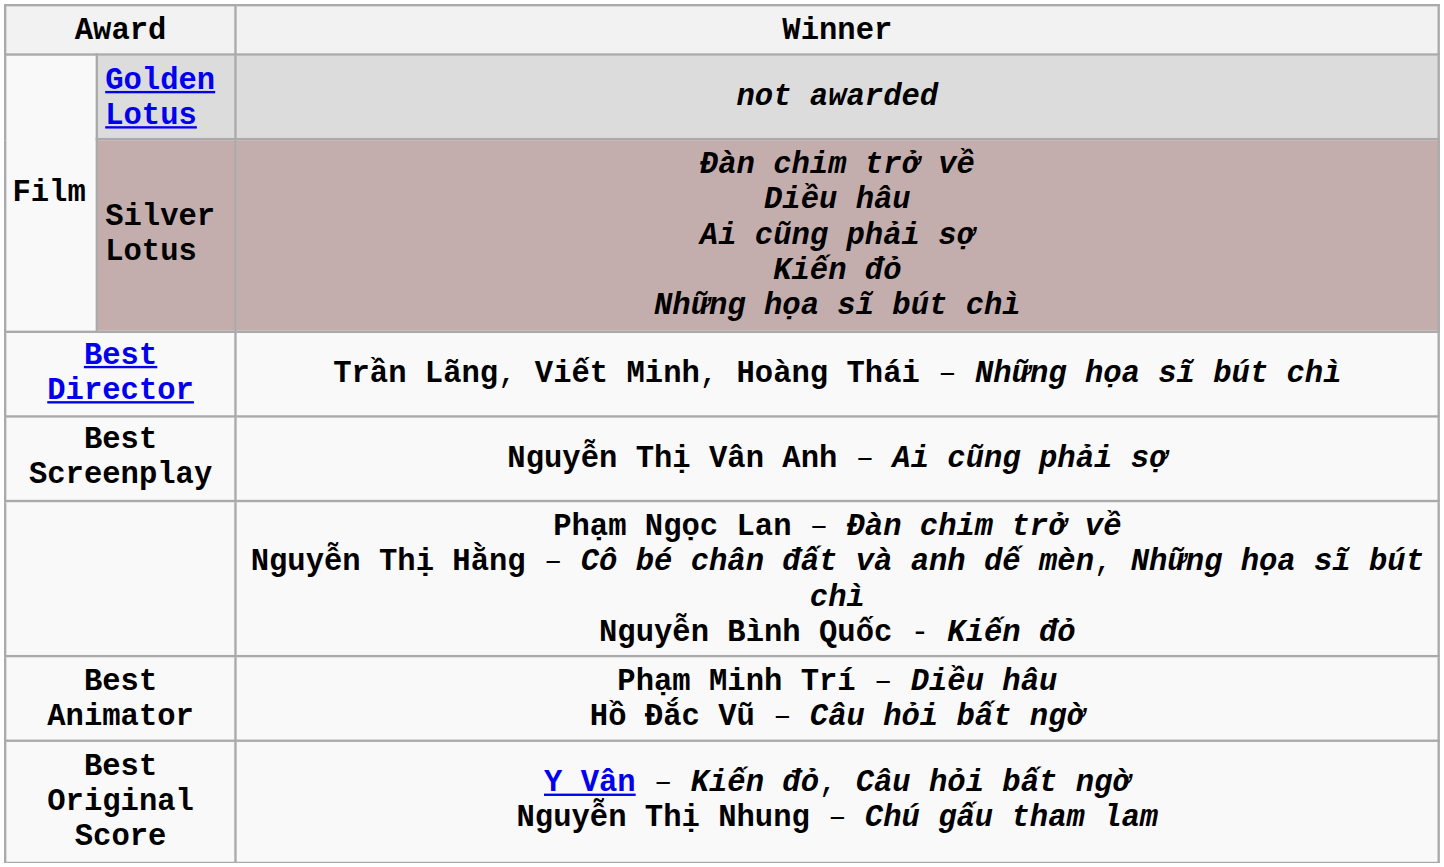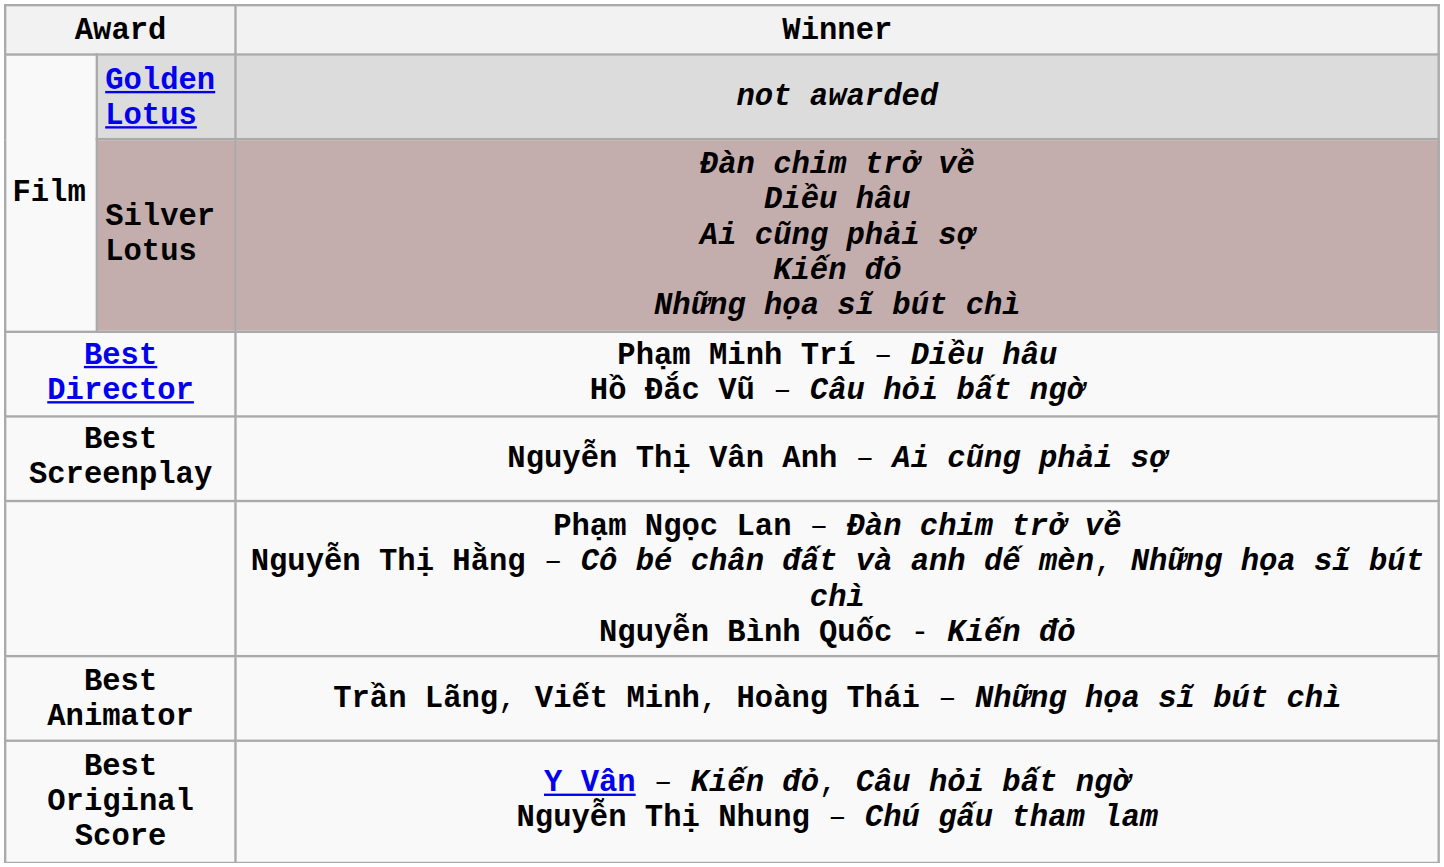(837, 373) Trần Lãng, Viết Minh, Hoàng Thái – Những họa sĩ bút chì -> (837, 373) Phạm Minh Trí – Diều hâu Hồ Đắc Vũ – Câu hỏi bất ngờ
(837, 699) Phạm Minh Trí – Diều hâu Hồ Đắc Vũ – Câu hỏi bất ngờ -> (837, 699) Trần Lãng, Viết Minh, Hoàng Thái – Những họa sĩ bút chì
